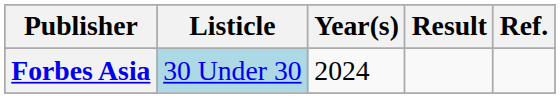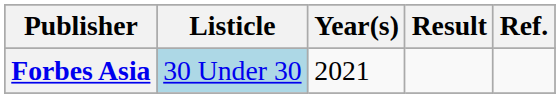(342, 70) 2024 -> (342, 70) 2021
